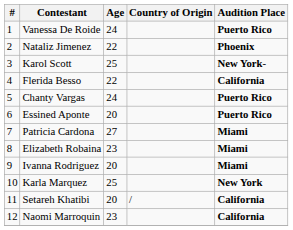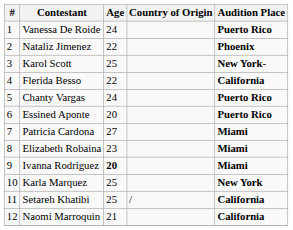(112, 166) normal -> (112, 166) bold
(112, 200) 20 -> (112, 200) 25
(112, 217) 23 -> (112, 217) 21
